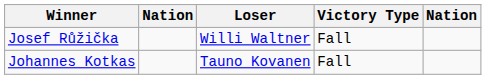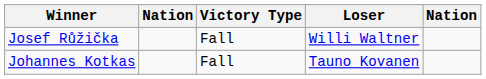columns swapped: (368, 16) <-> (255, 16)
